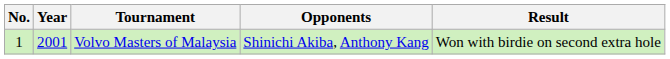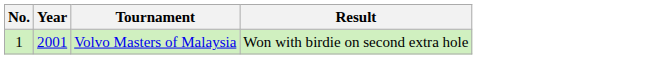- column: (336, 17)
